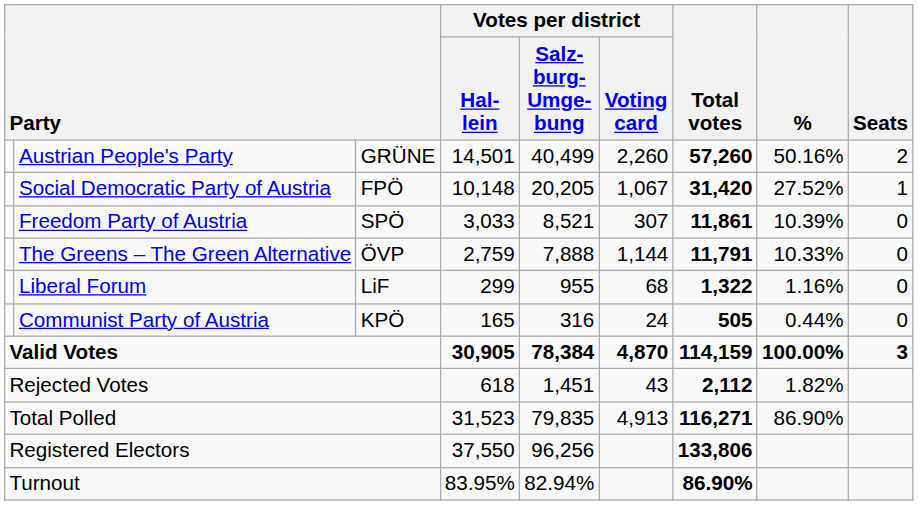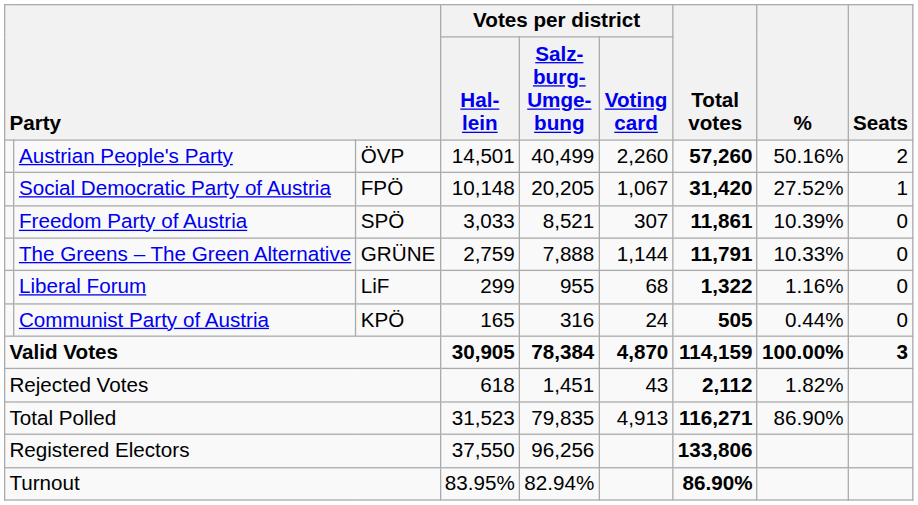(398, 155) GRÜNE -> (383, 155) ÖVP
(383, 254) ÖVP -> (398, 254) GRÜNE
